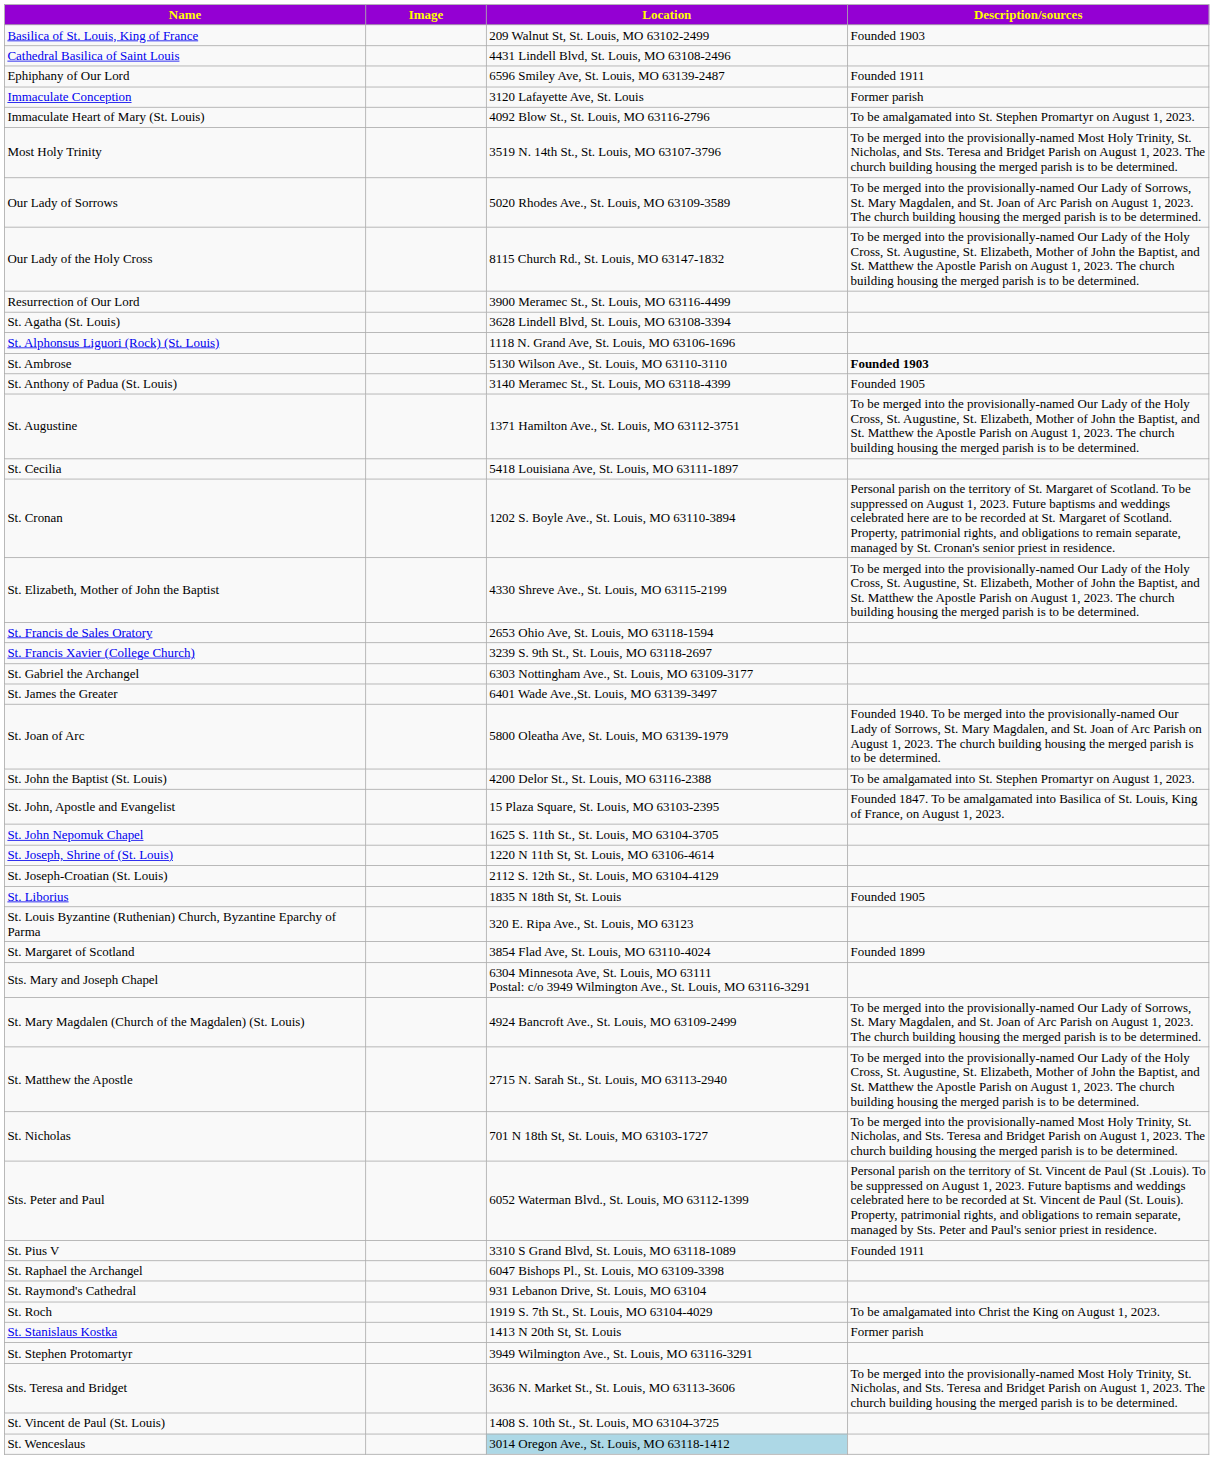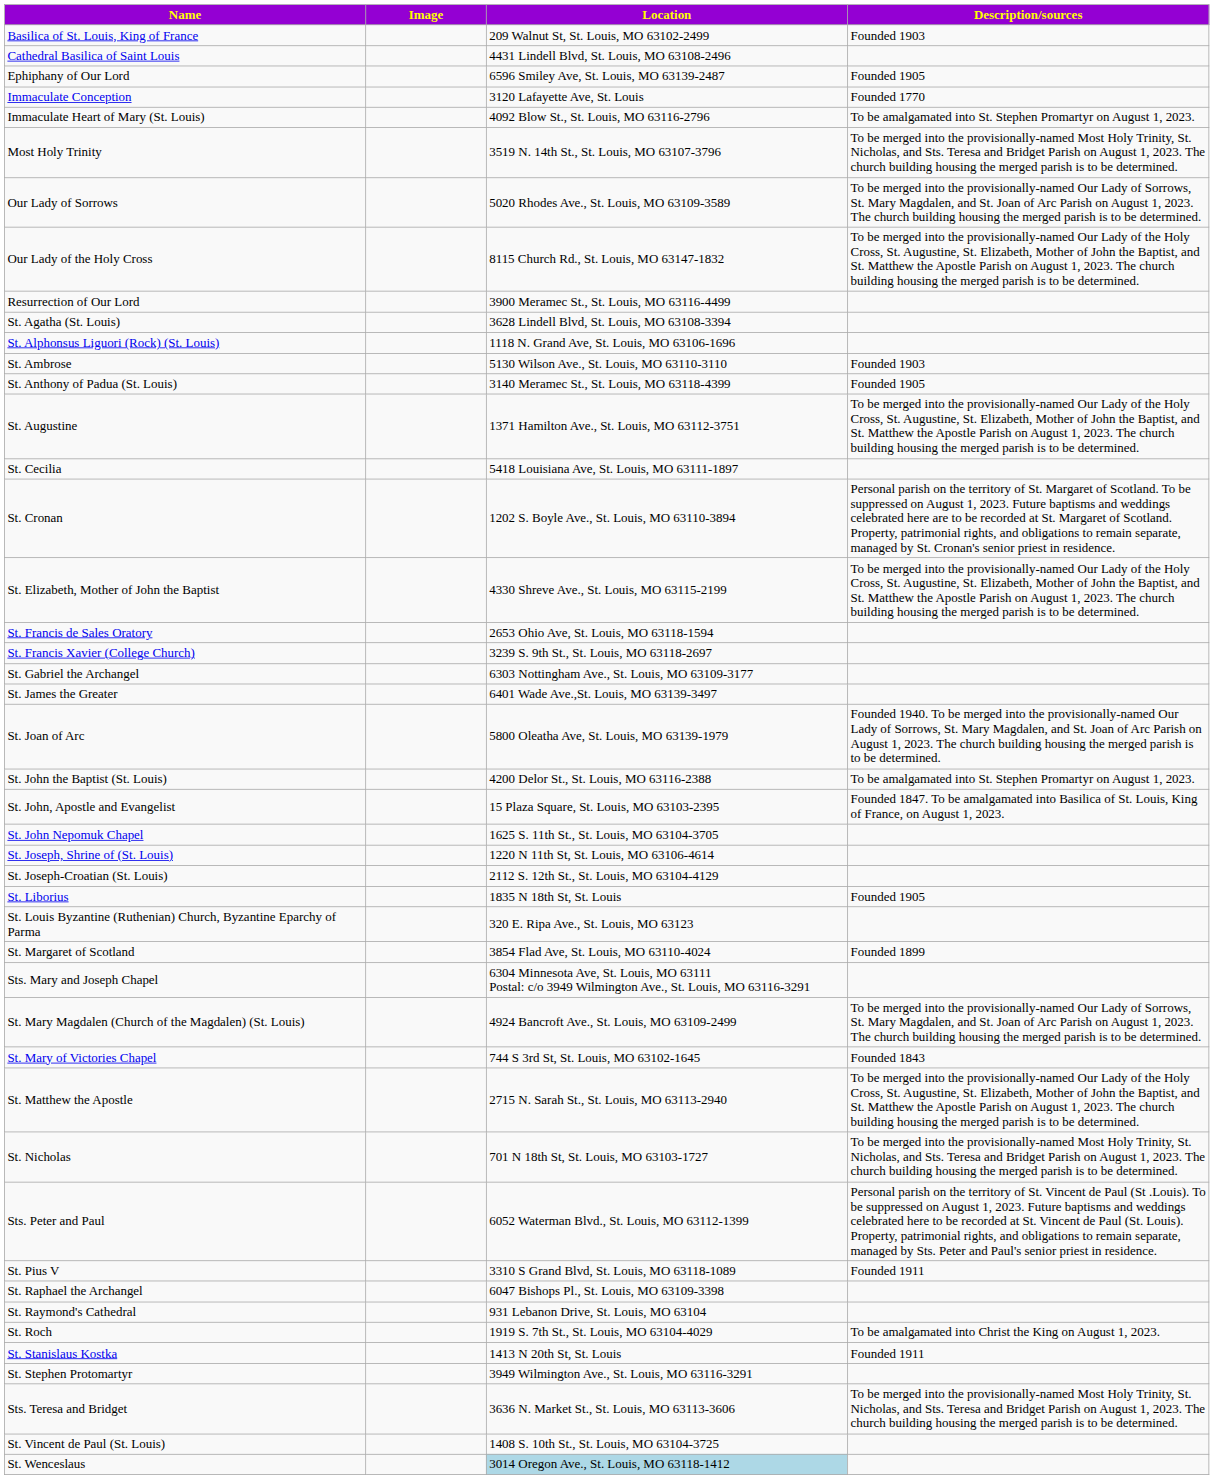(888, 76) Founded 1911 -> (888, 76) Founded 1905
(887, 96) Former parish -> (888, 96) Founded 1770
(890, 363) bold -> (888, 363) normal
+ row: (82, 1057)
(887, 1332) Former parish -> (888, 1353) Founded 1911
